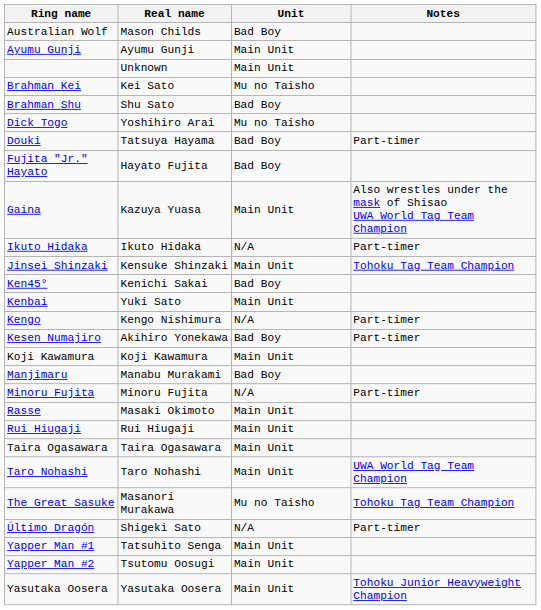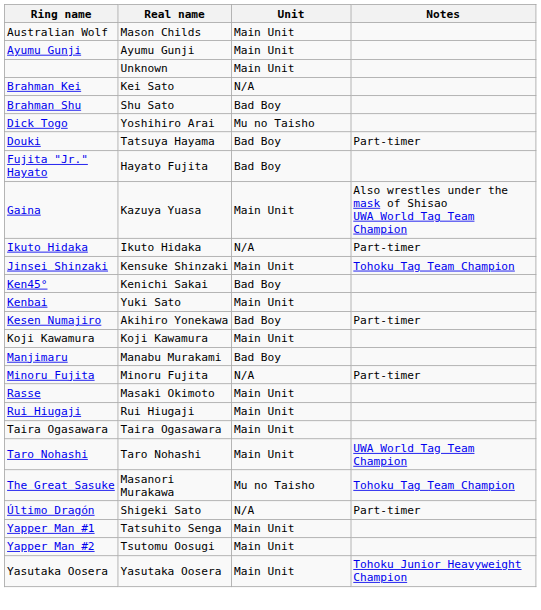(257, 32) Bad Boy -> (264, 32) Main Unit
(274, 86) Mu no Taisho -> (244, 86) N/A
- row: (24, 320)
